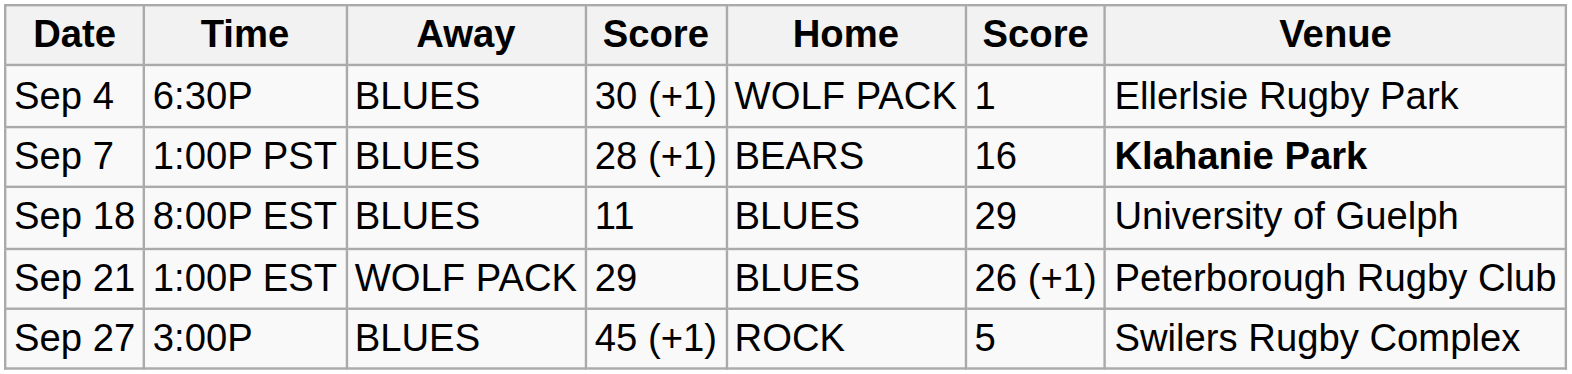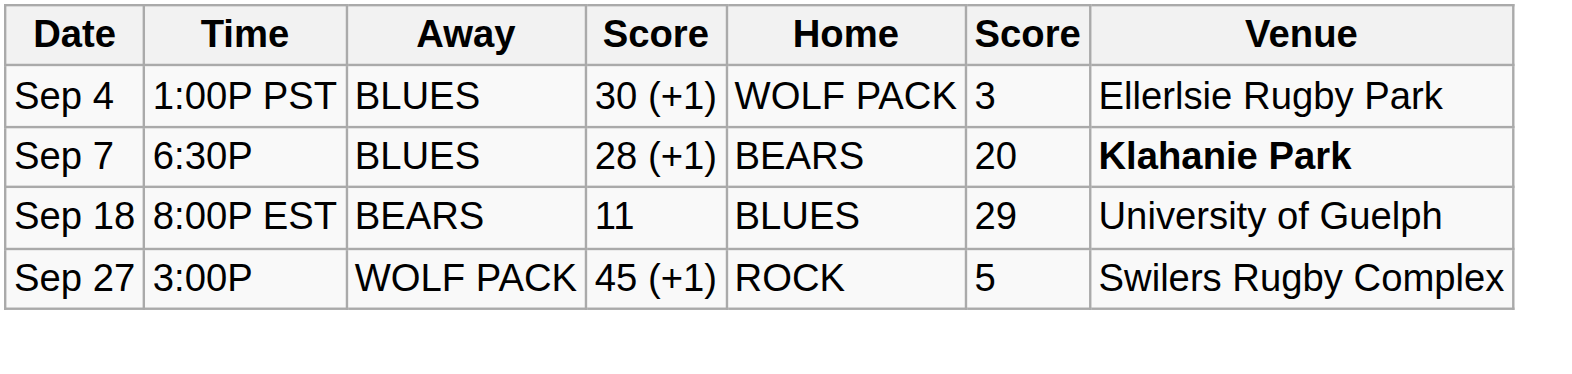(203, 95) 6:30P -> (245, 95) 1:00P PST
(985, 95) 1 -> (985, 95) 3
(245, 156) 1:00P PST -> (203, 156) 6:30P
(996, 156) 16 -> (996, 156) 20
(417, 216) BLUES -> (420, 216) BEARS
- row: (75, 277)
(417, 338) BLUES -> (466, 277) WOLF PACK
